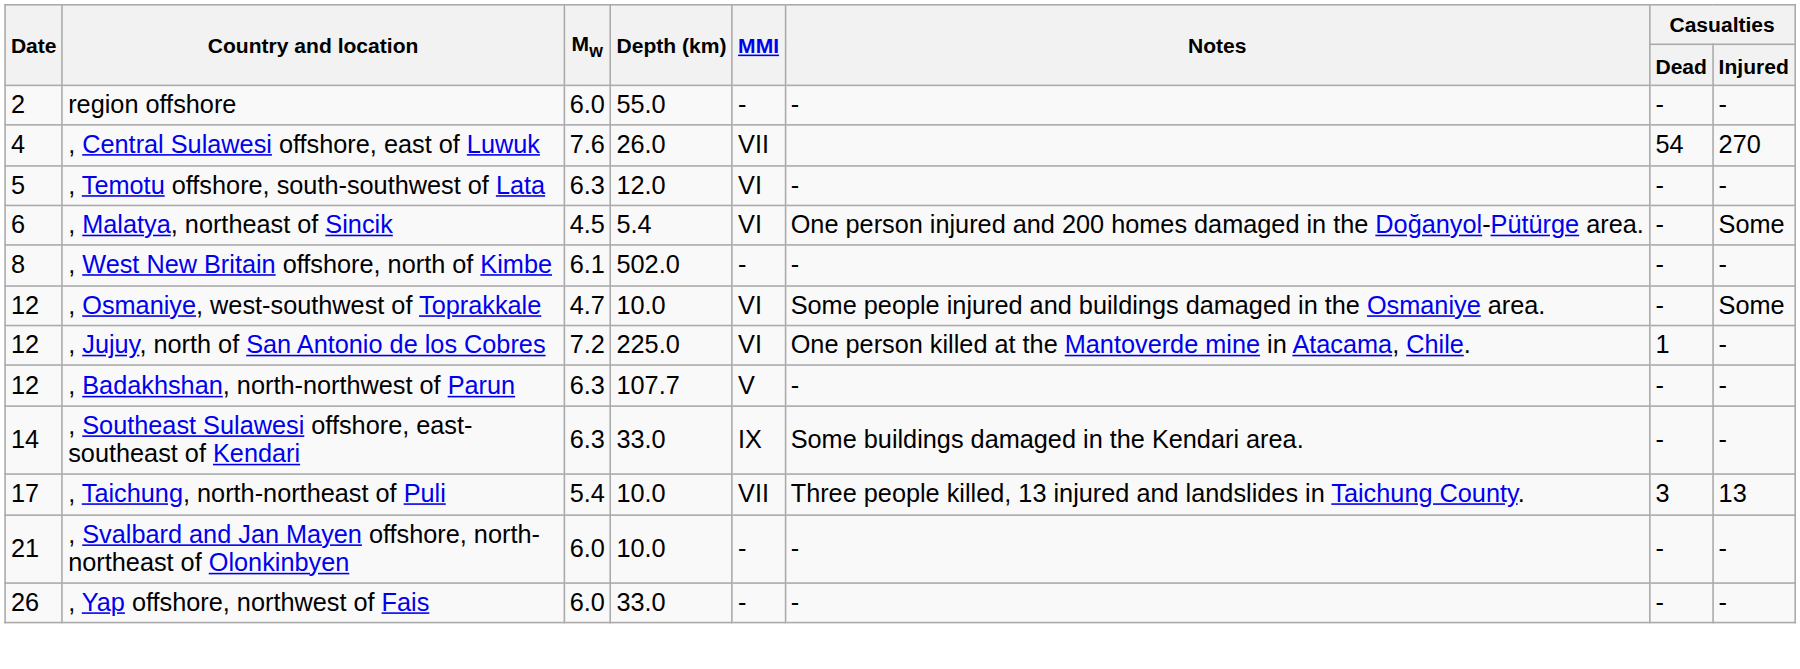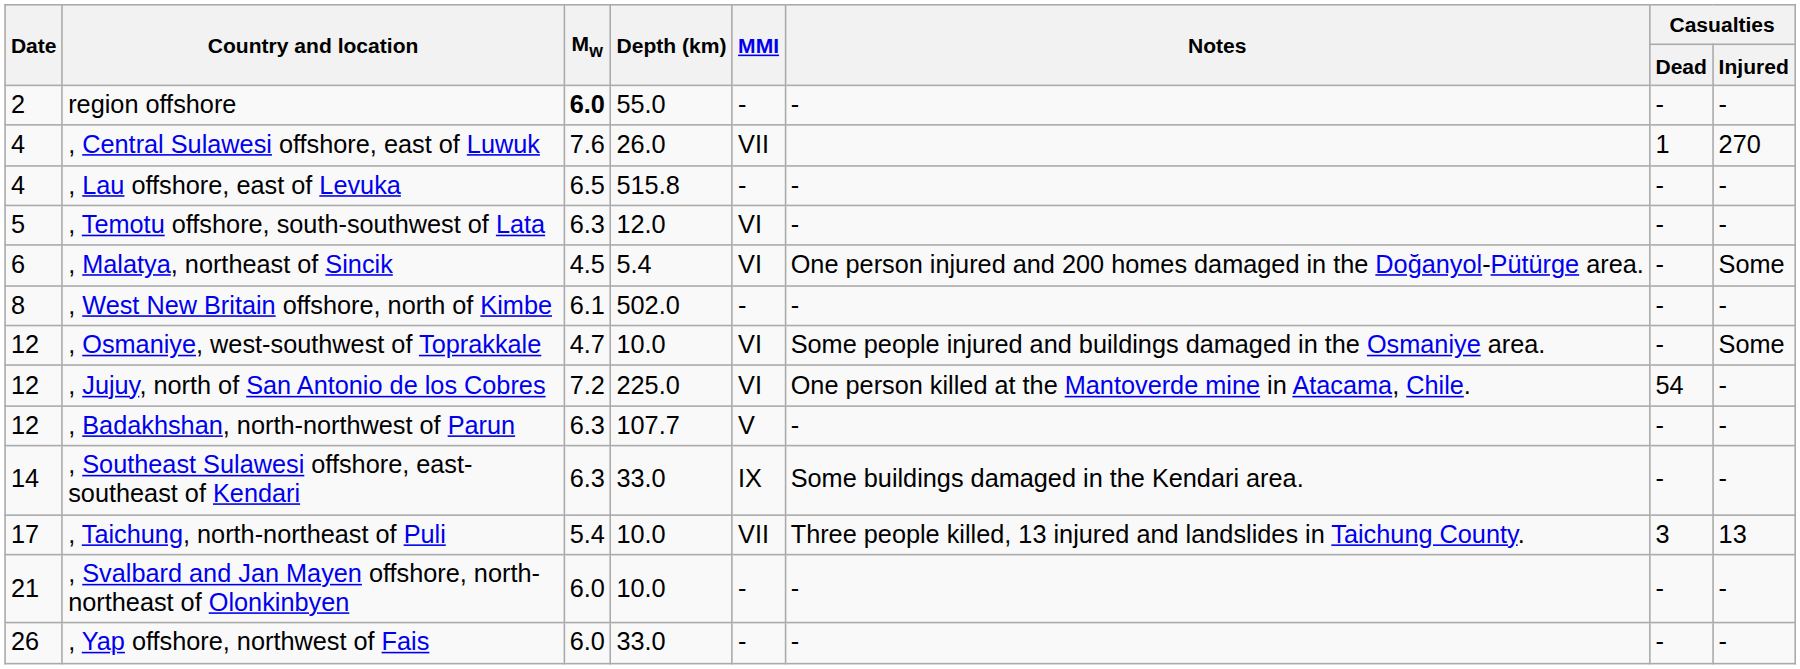(587, 104) normal -> (587, 104) bold
(1670, 144) 54 -> (1662, 144) 1
+ row: (235, 184)
(1662, 345) 1 -> (1670, 385) 54
